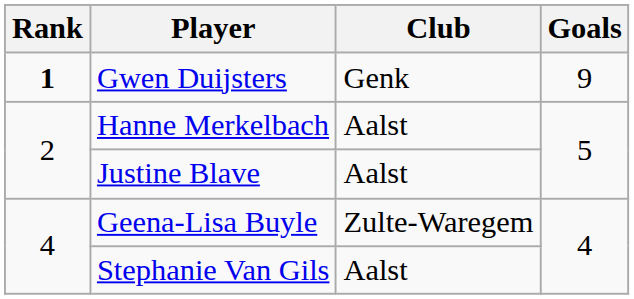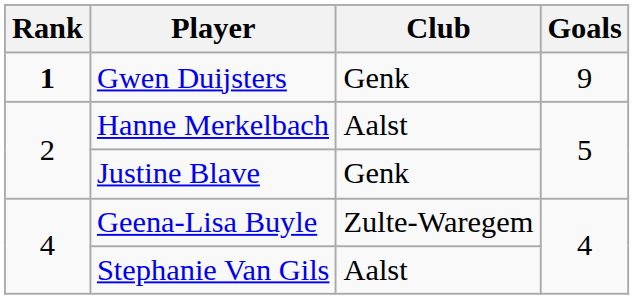(376, 173) Aalst -> (376, 173) Genk
